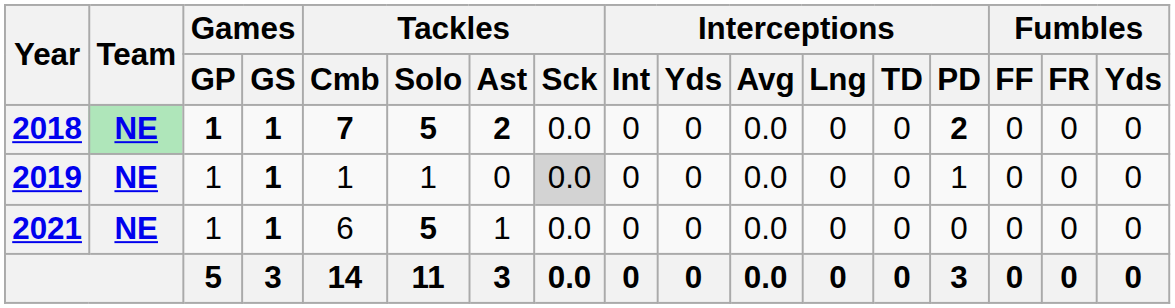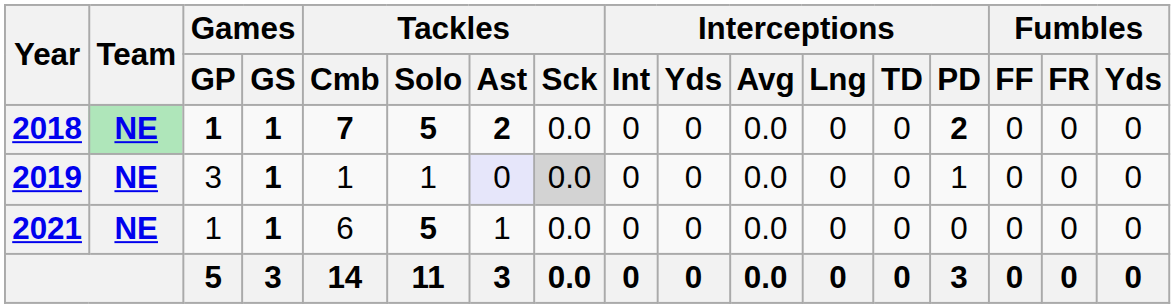(213, 178) 1 -> (213, 178) 3
(502, 178) no background -> (502, 178) lavender background
